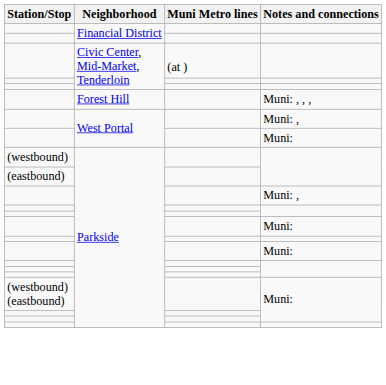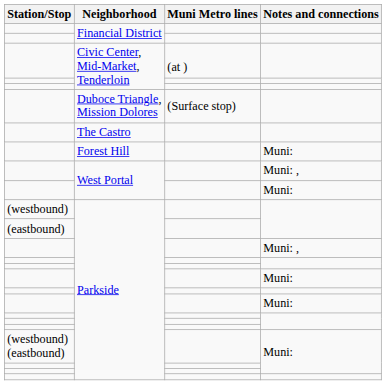+ row: (39, 106)
+ row: (39, 132)
(287, 99) Muni: , , , -> (278, 151) Muni:
